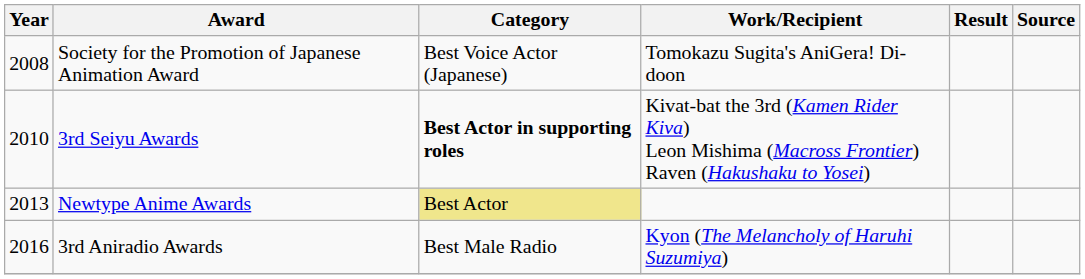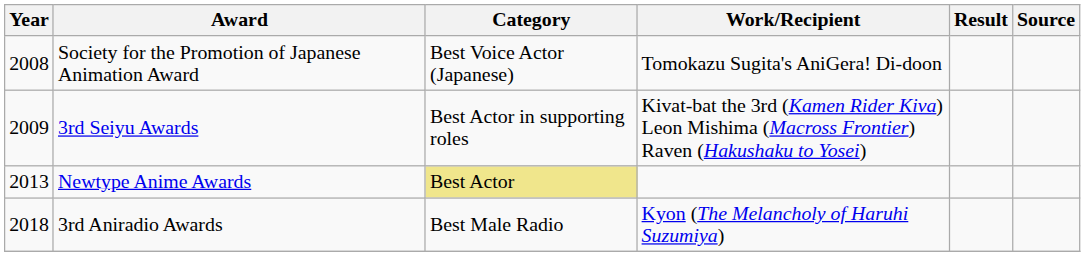(29, 138) 2010 -> (29, 127) 2009
(527, 138) bold -> (527, 127) normal
(29, 246) 2016 -> (29, 224) 2018
